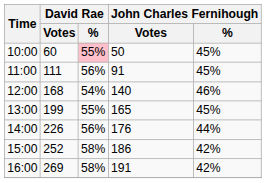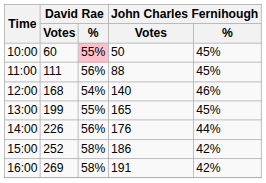(118, 71) 91 -> (118, 71) 88
